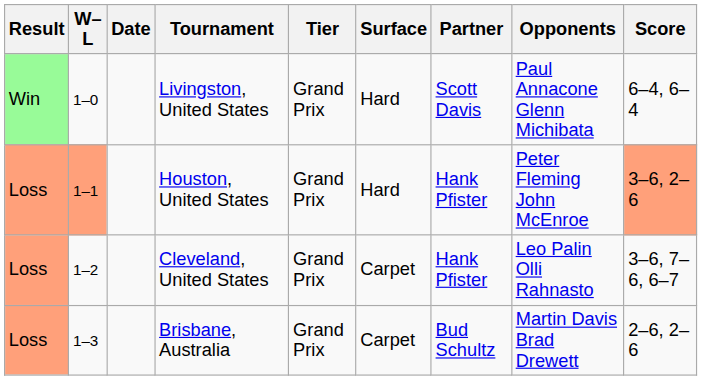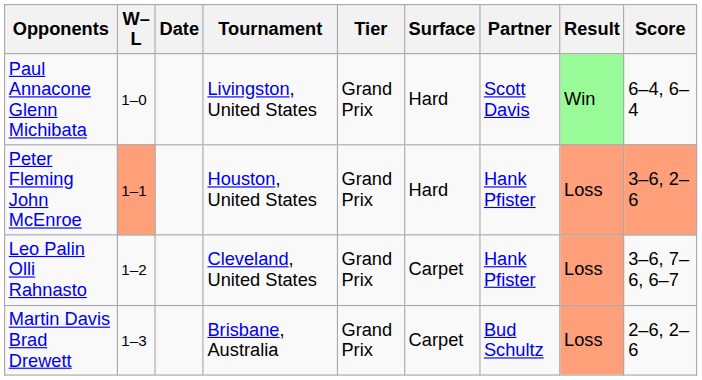columns swapped: (37, 29) <-> (568, 29)
